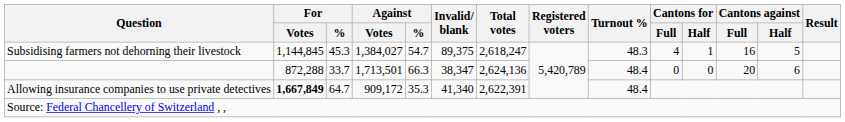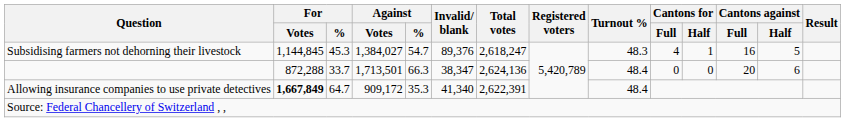(457, 51) 89,375 -> (457, 51) 89,376
